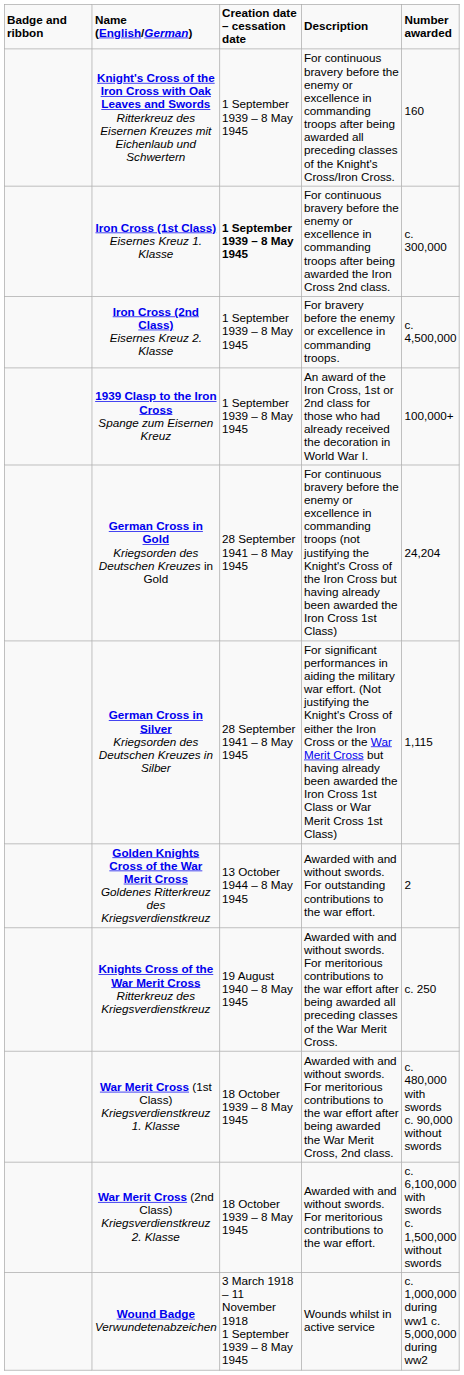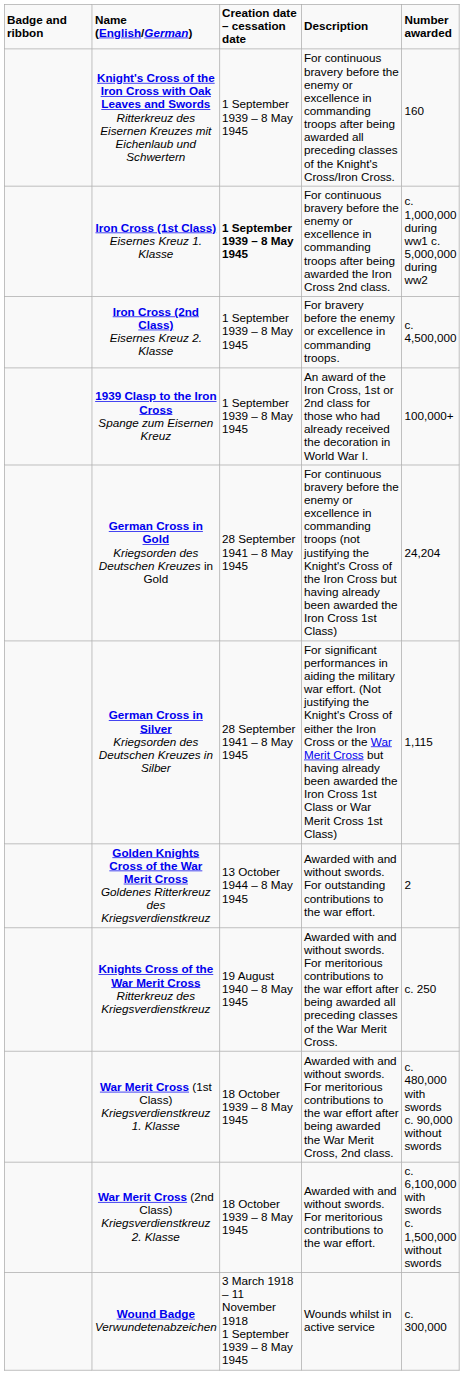(426, 241) c. 300,000 -> (430, 241) c. 1,000,000 during ww1 c. 5,000,000 during ww2
(430, 1321) c. 1,000,000 during ww1 c. 5,000,000 during ww2 -> (426, 1321) c. 300,000
